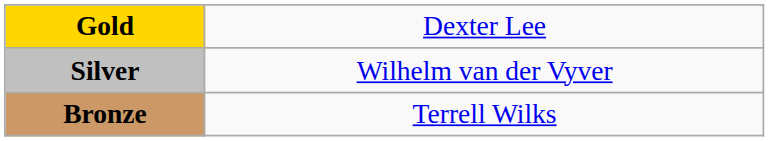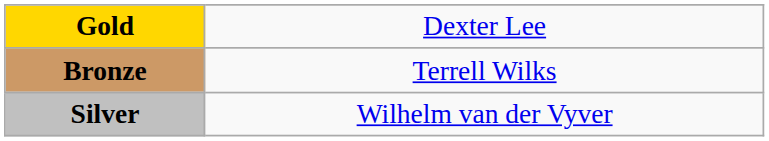rows swapped: (105, 69) <-> (105, 113)
